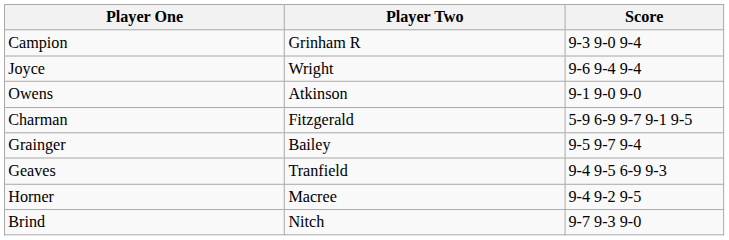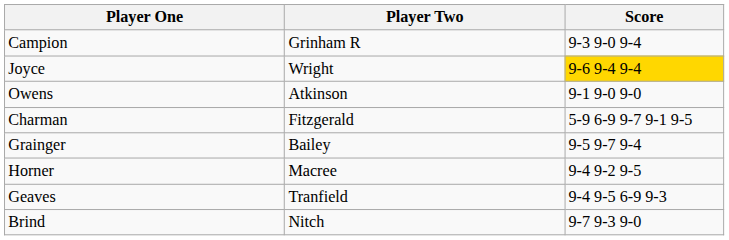(605, 68) no background -> (605, 68) gold background
rows swapped: (31, 196) <-> (32, 171)
